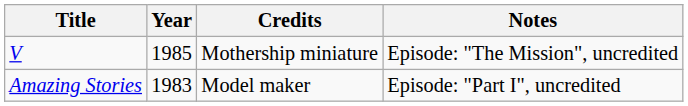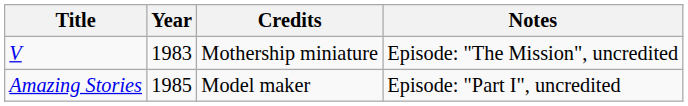(172, 52) 1985 -> (172, 52) 1983
(172, 85) 1983 -> (172, 85) 1985
